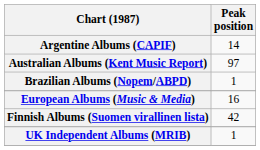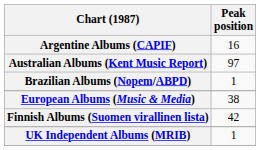(234, 44) 14 -> (234, 44) 16
(234, 99) 16 -> (234, 99) 38
